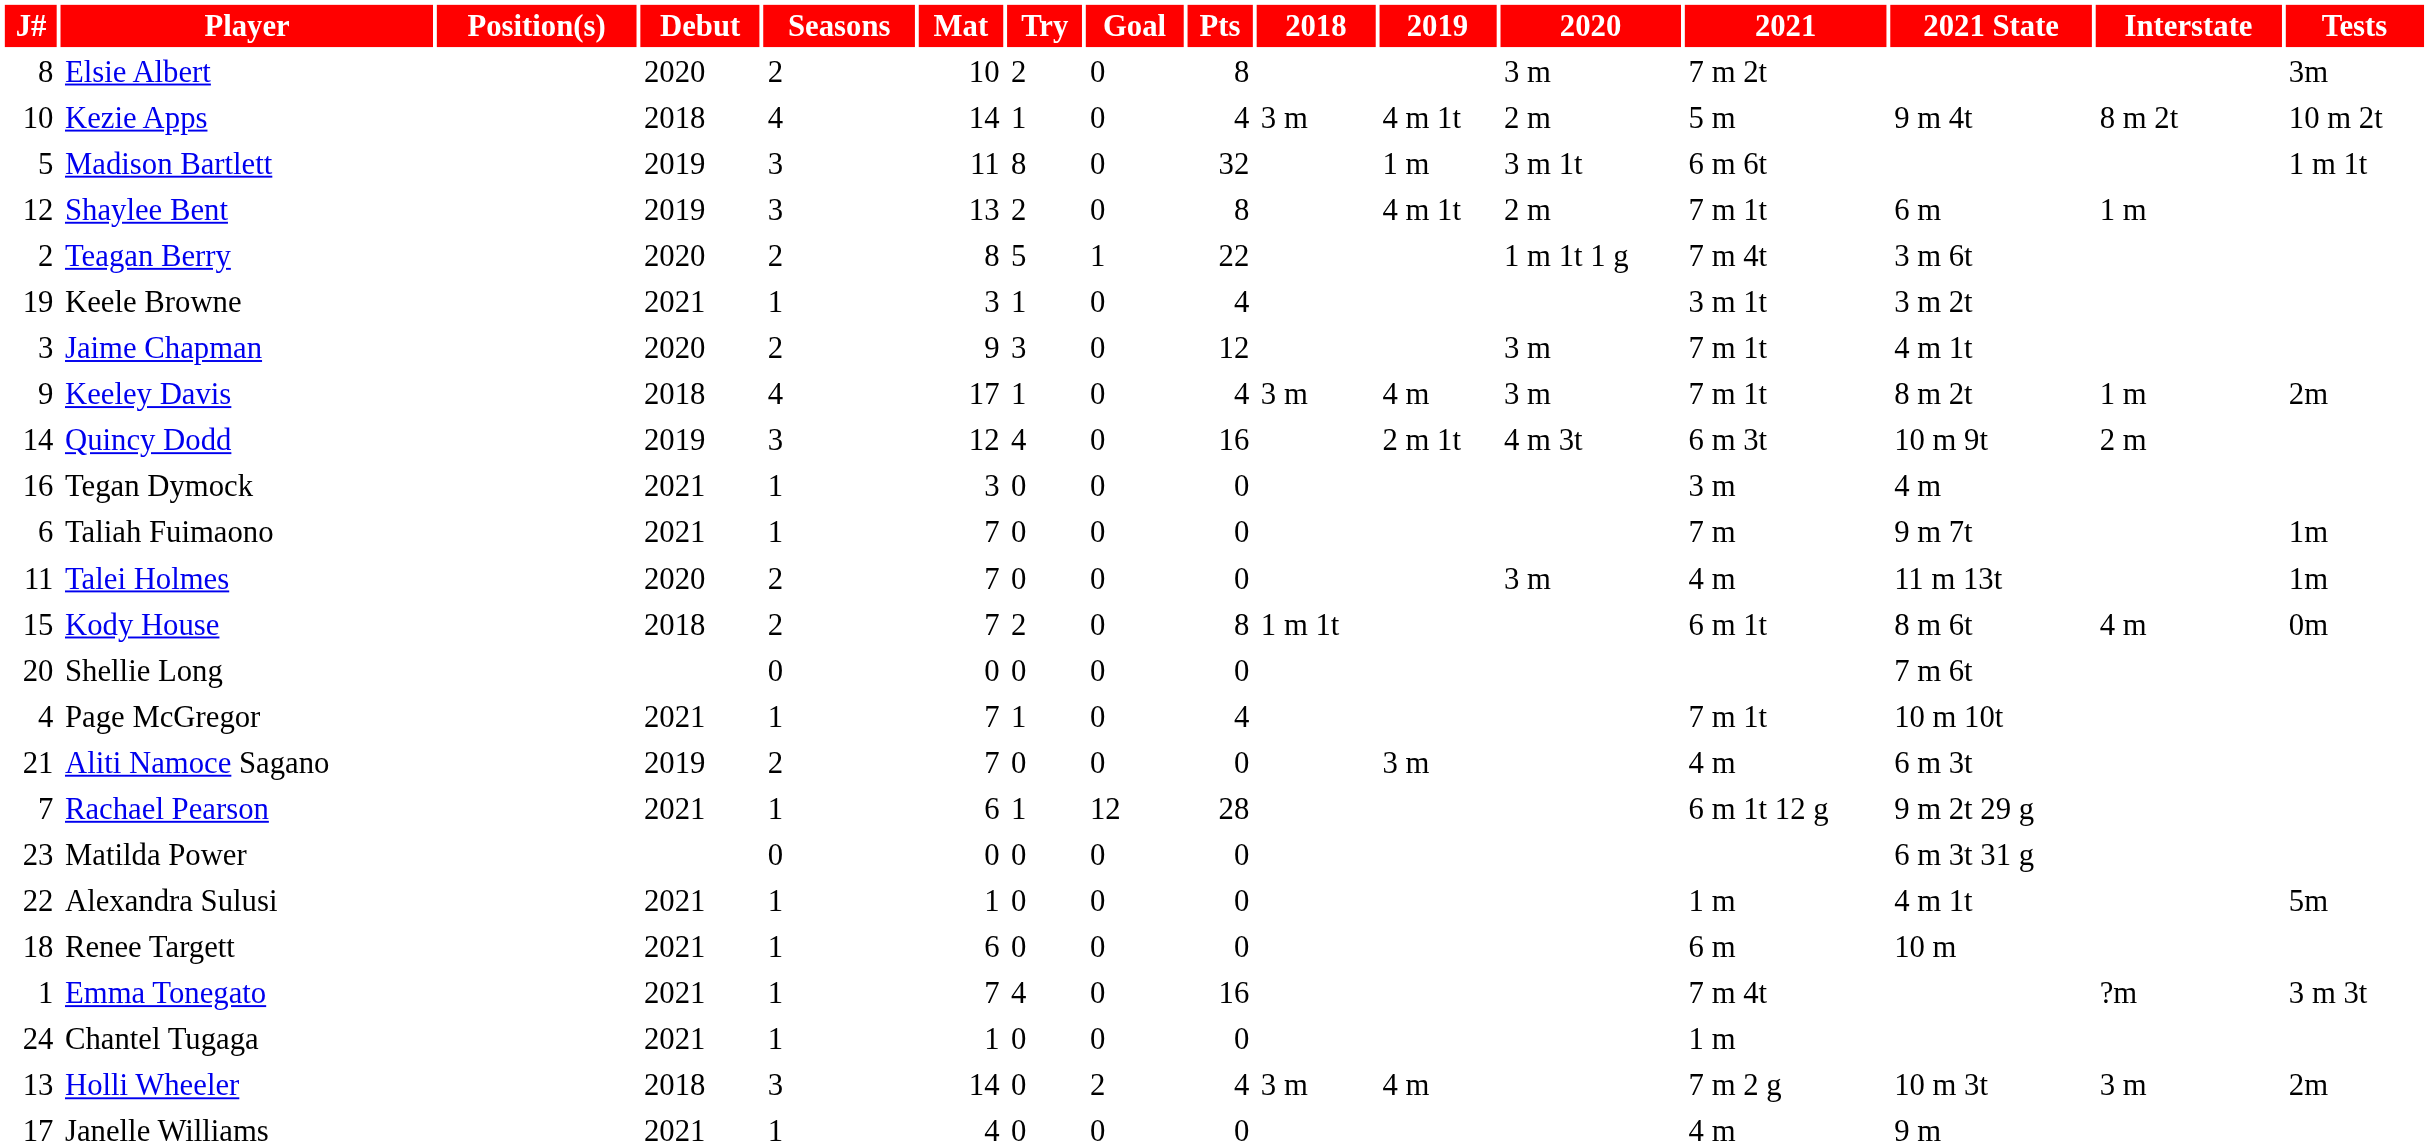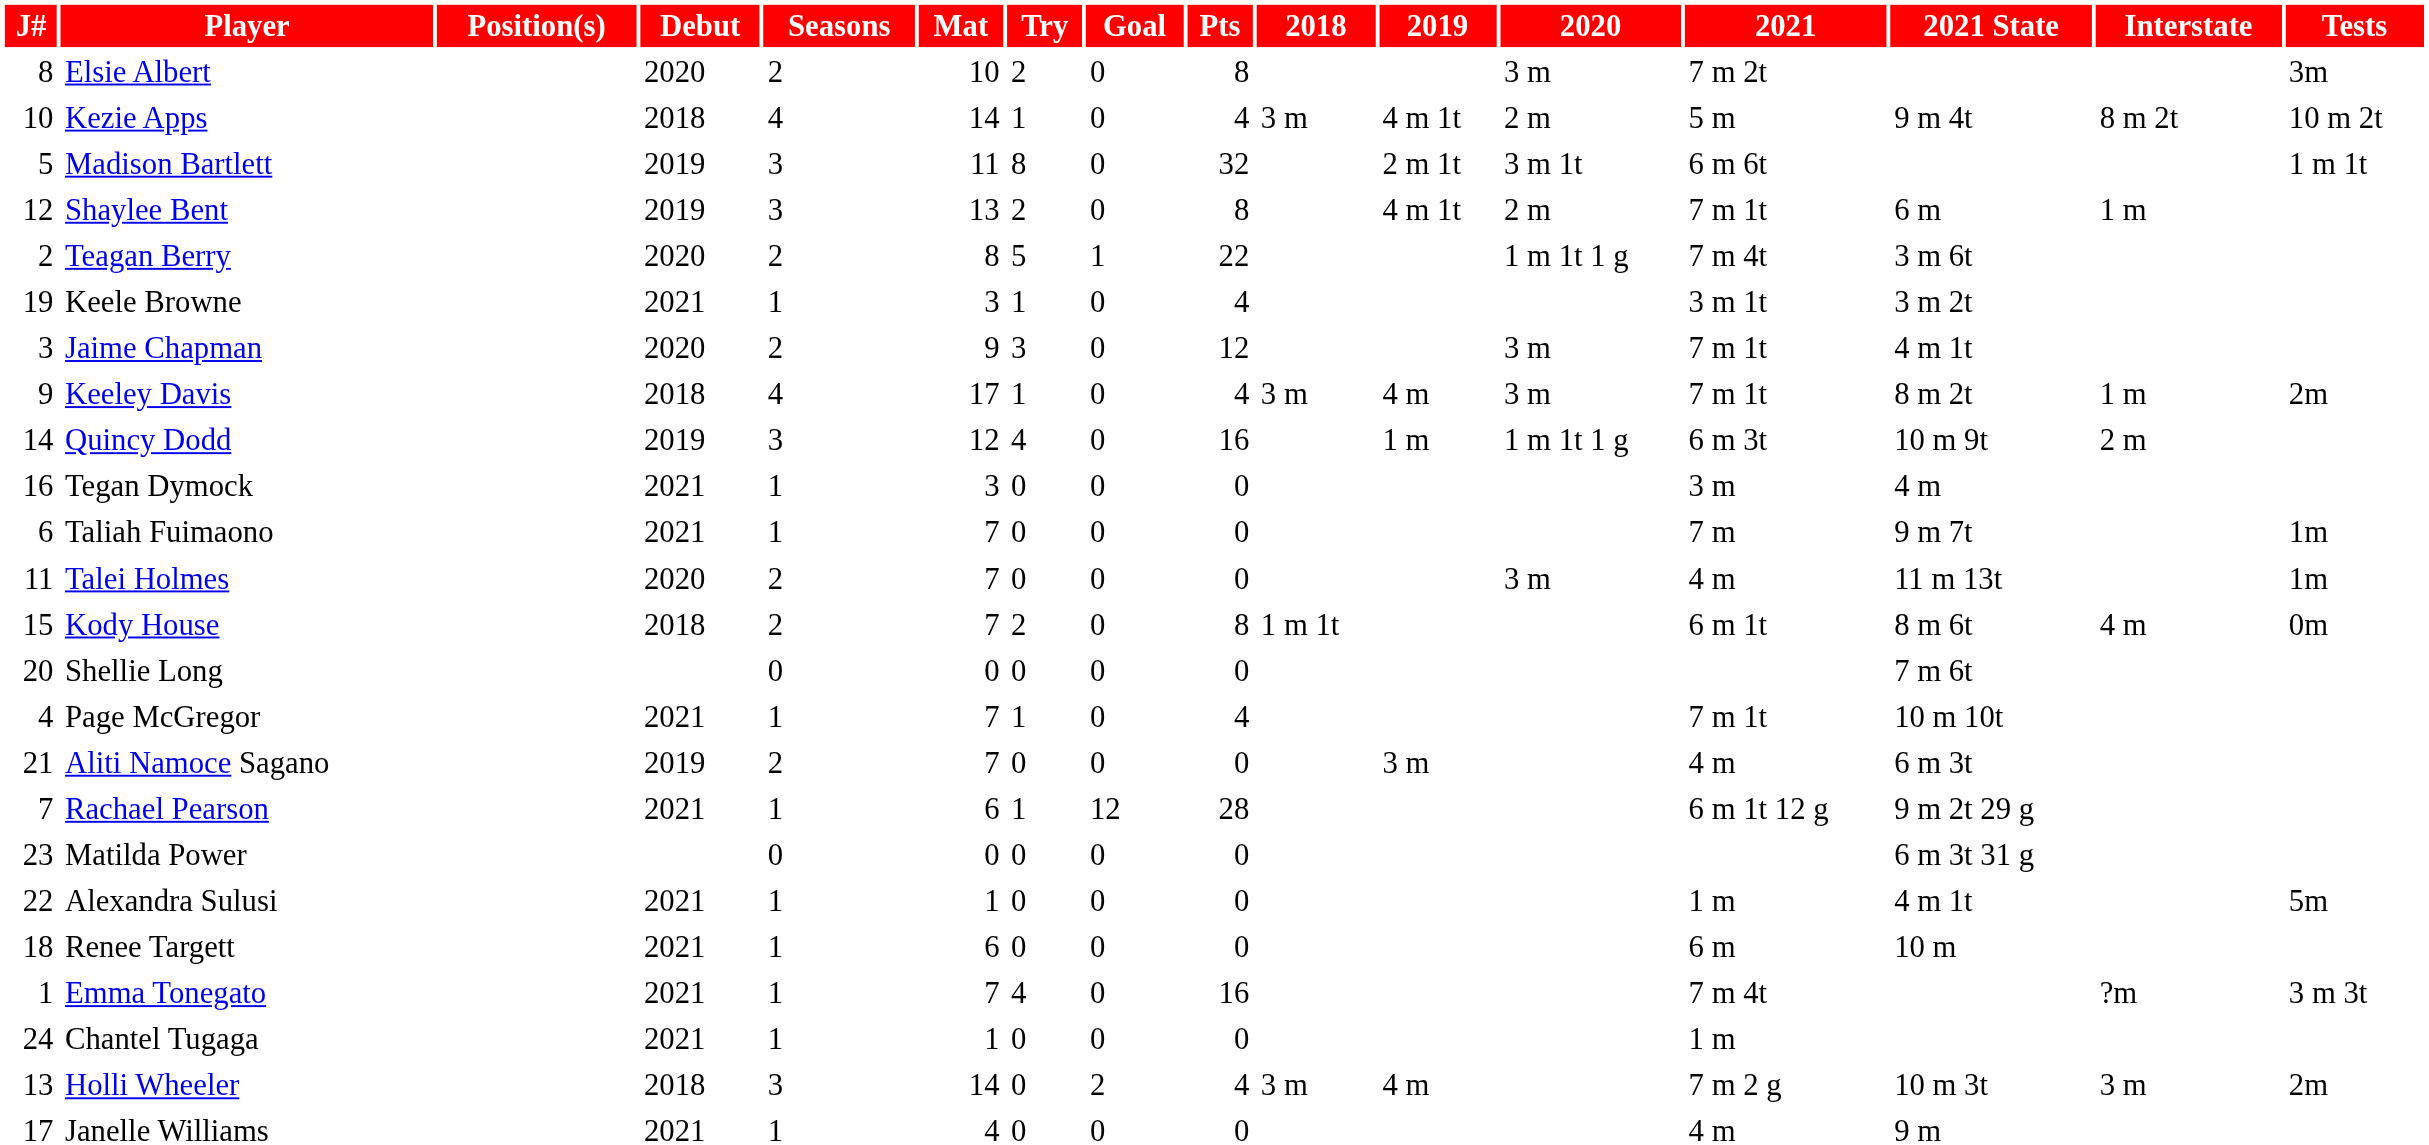(1406, 163) 1 m -> (1422, 163) 2 m 1t
(1422, 440) 2 m 1t -> (1406, 440) 1 m
(1543, 440) 4 m 3t -> (1566, 440) 1 m 1t 1 g
